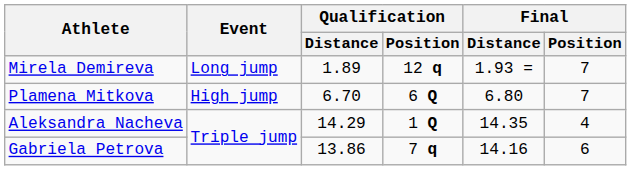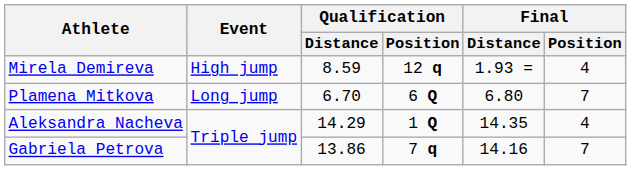(234, 69) Long jump -> (234, 69) High jump
(342, 69) 1.89 -> (342, 69) 8.59
(585, 69) 7 -> (585, 69) 4
(234, 96) High jump -> (234, 96) Long jump
(585, 151) 6 -> (585, 151) 7
